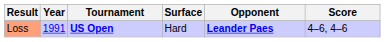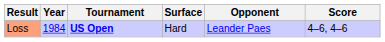(54, 28) 1991 -> (54, 28) 1984
(240, 28) bold -> (239, 28) normal
